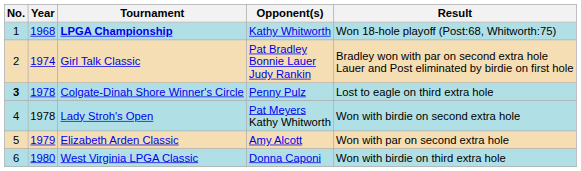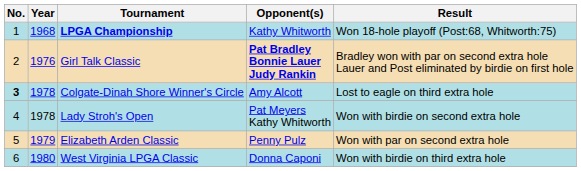(43, 62) 1974 -> (43, 62) 1976
(283, 62) normal -> (285, 62) bold
(277, 92) Penny Pulz -> (276, 92) Amy Alcott
(276, 140) Amy Alcott -> (277, 140) Penny Pulz
